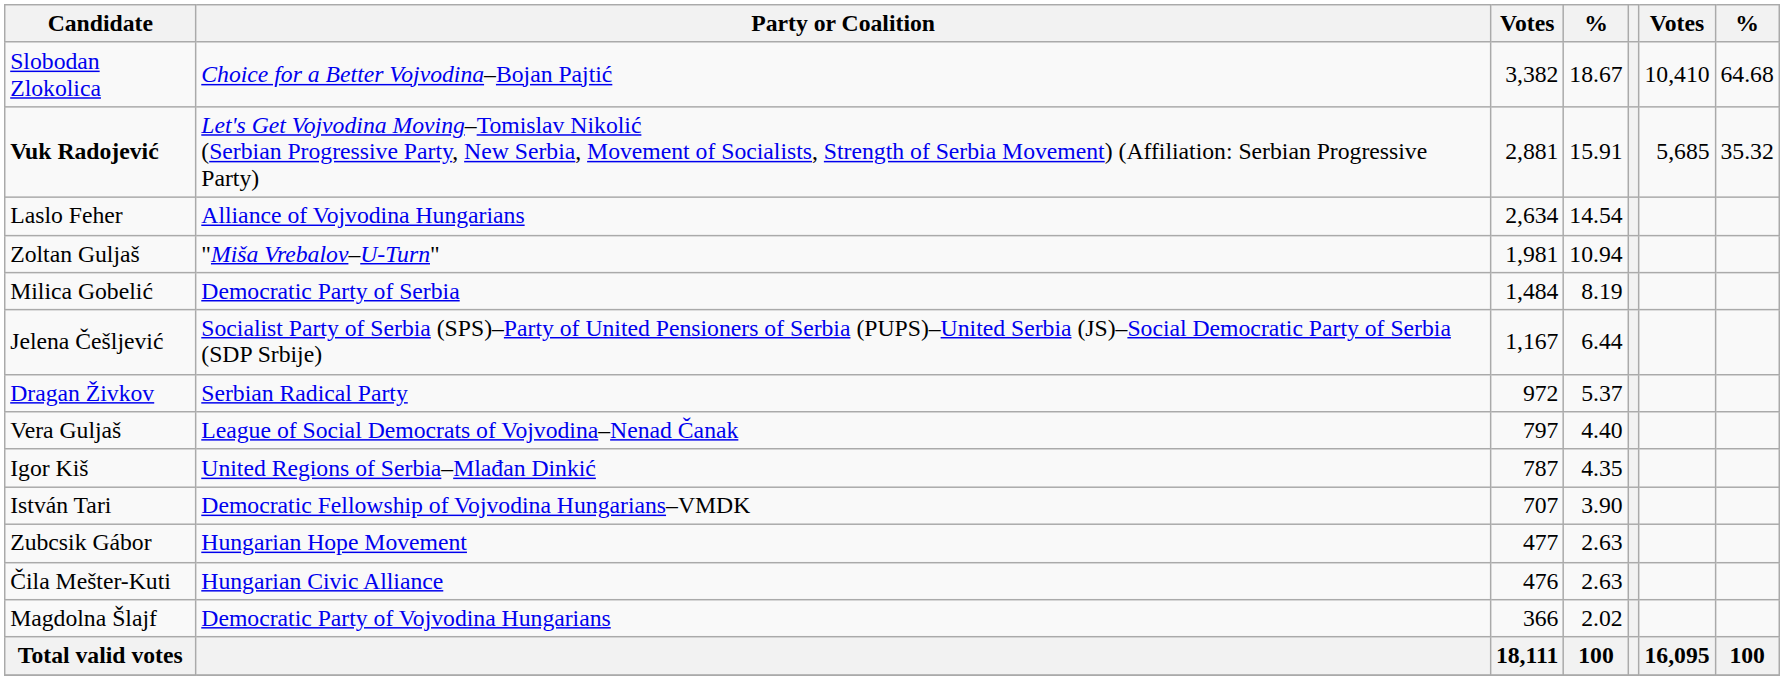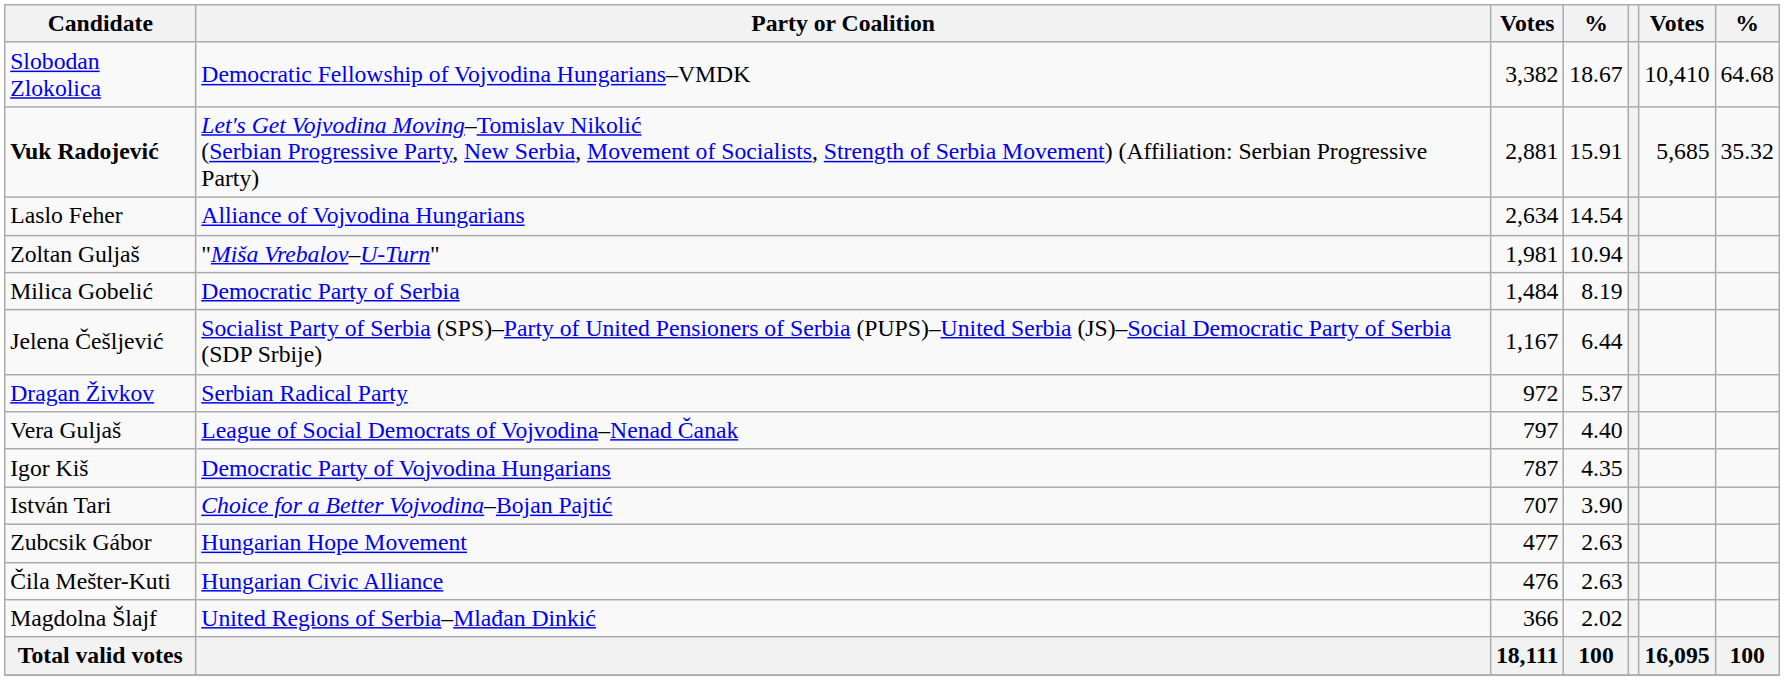(407, 74) Choice for a Better Vojvodina–Bojan Pajtić -> (476, 74) Democratic Fellowship of Vojvodina Hungarians–VMDK
(399, 467) United Regions of Serbia–Mlađan Dinkić -> (406, 467) Democratic Party of Vojvodina Hungarians
(476, 505) Democratic Fellowship of Vojvodina Hungarians–VMDK -> (407, 505) Choice for a Better Vojvodina–Bojan Pajtić
(406, 618) Democratic Party of Vojvodina Hungarians -> (399, 618) United Regions of Serbia–Mlađan Dinkić
